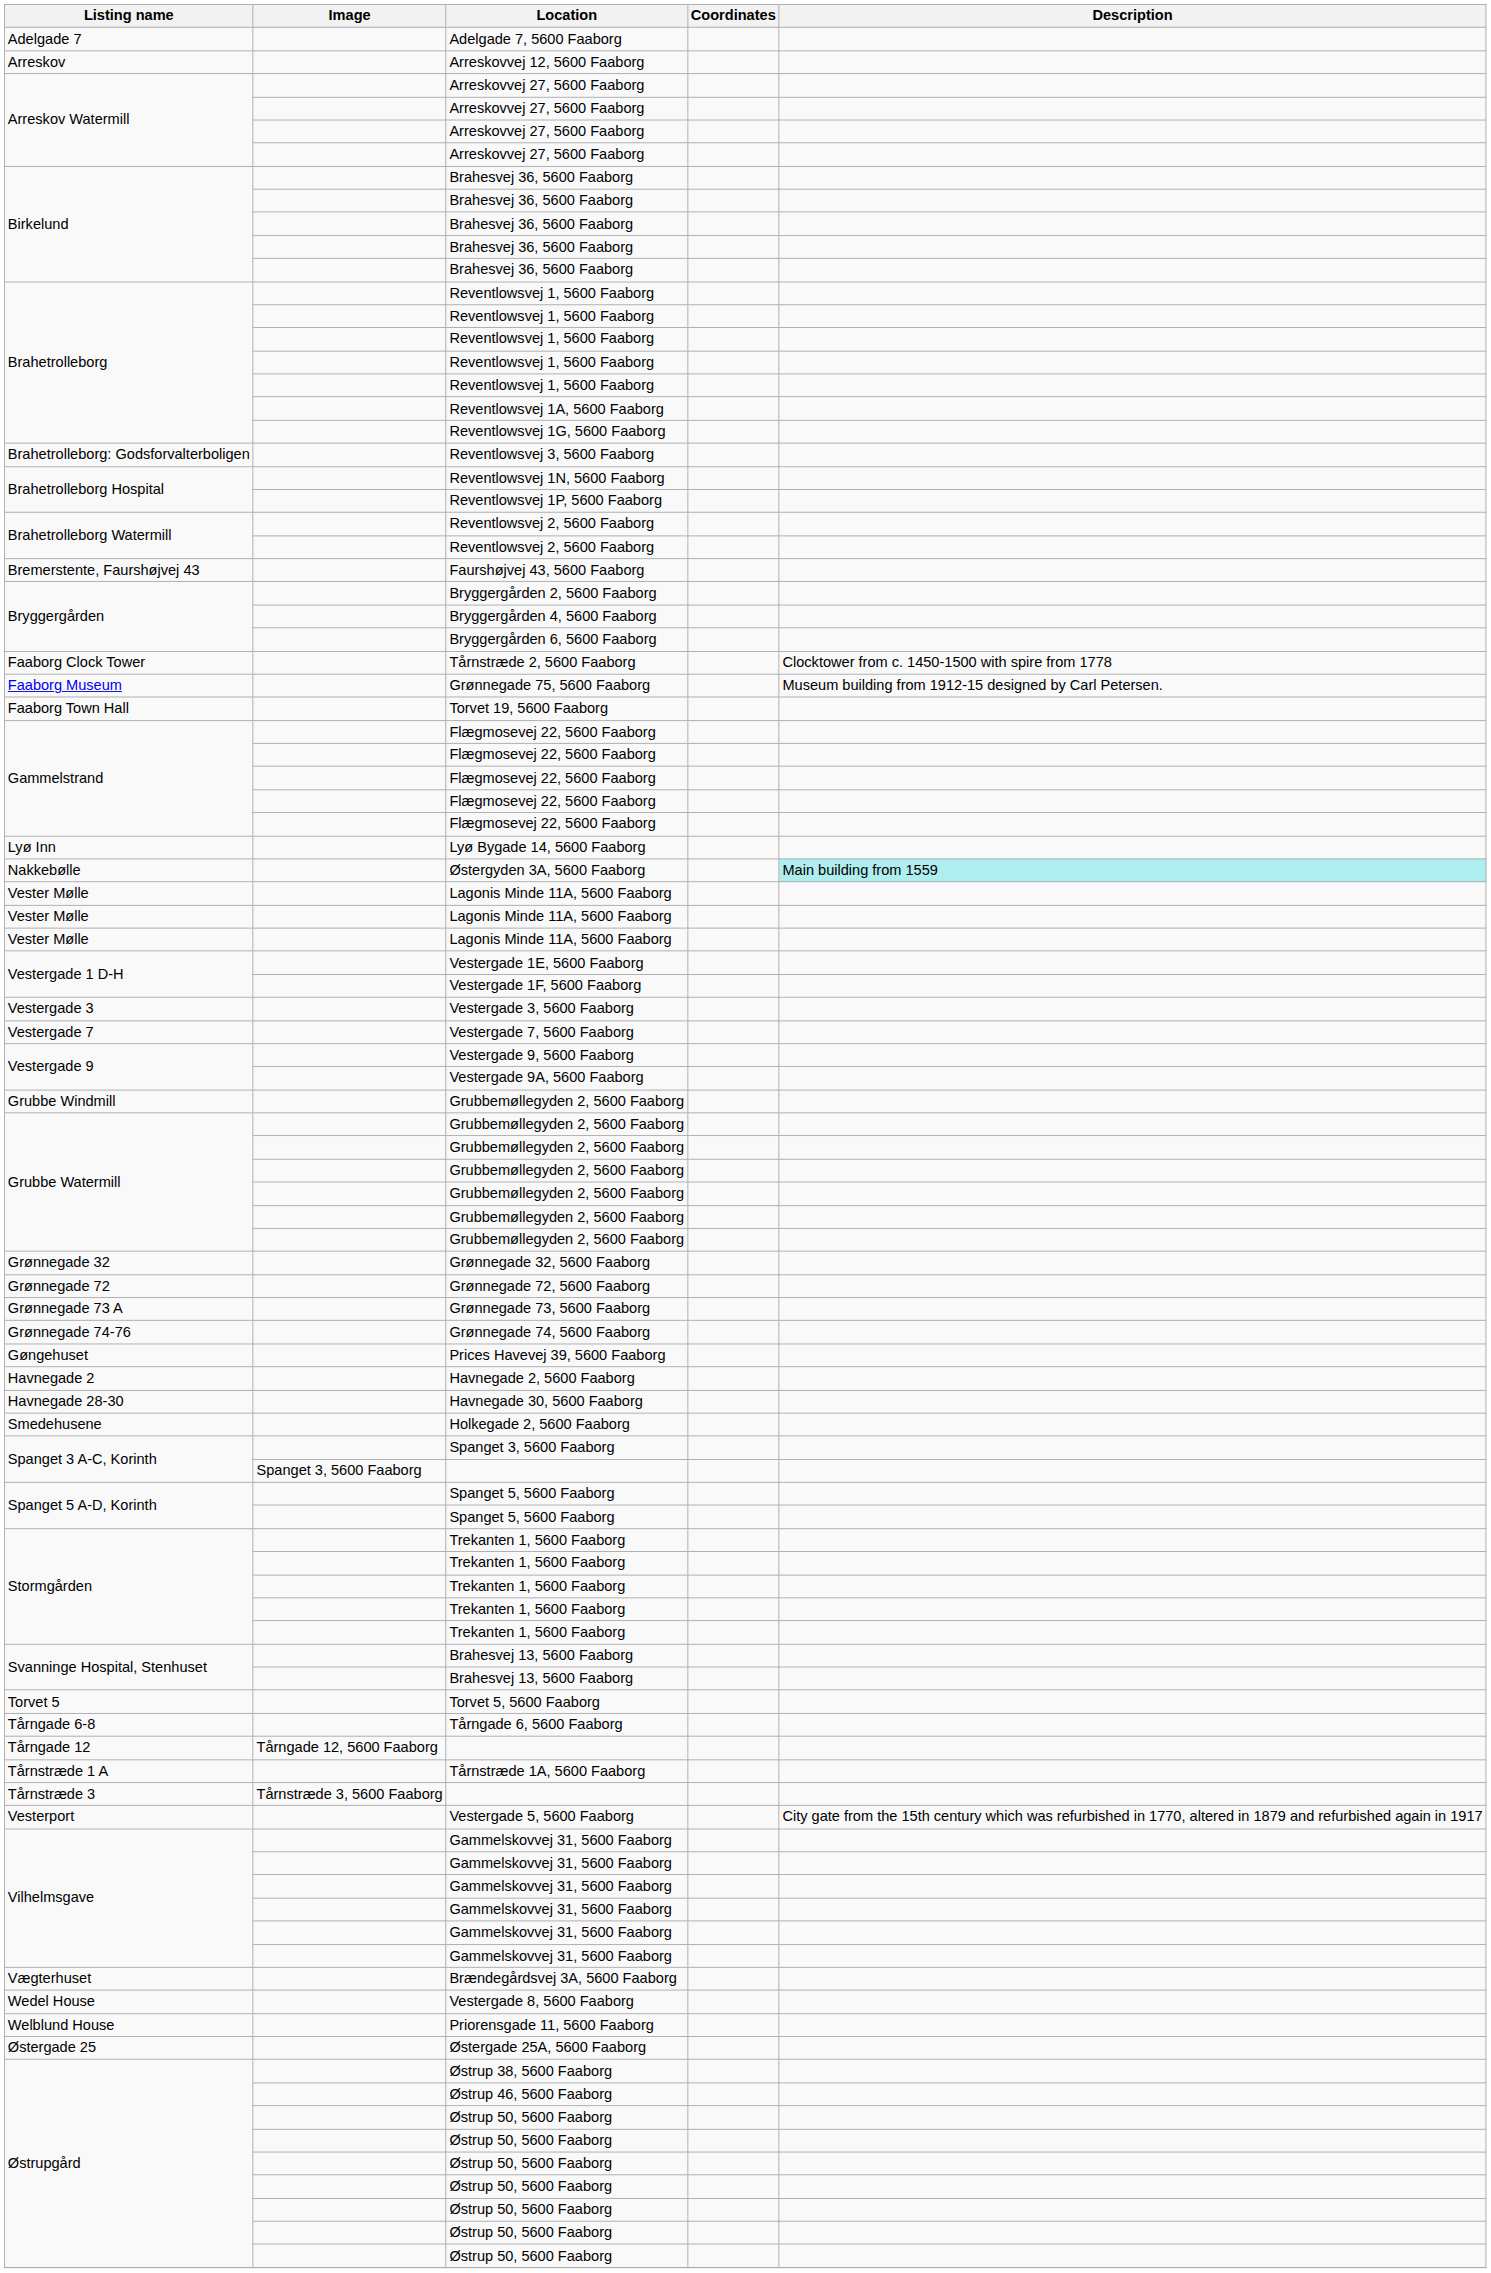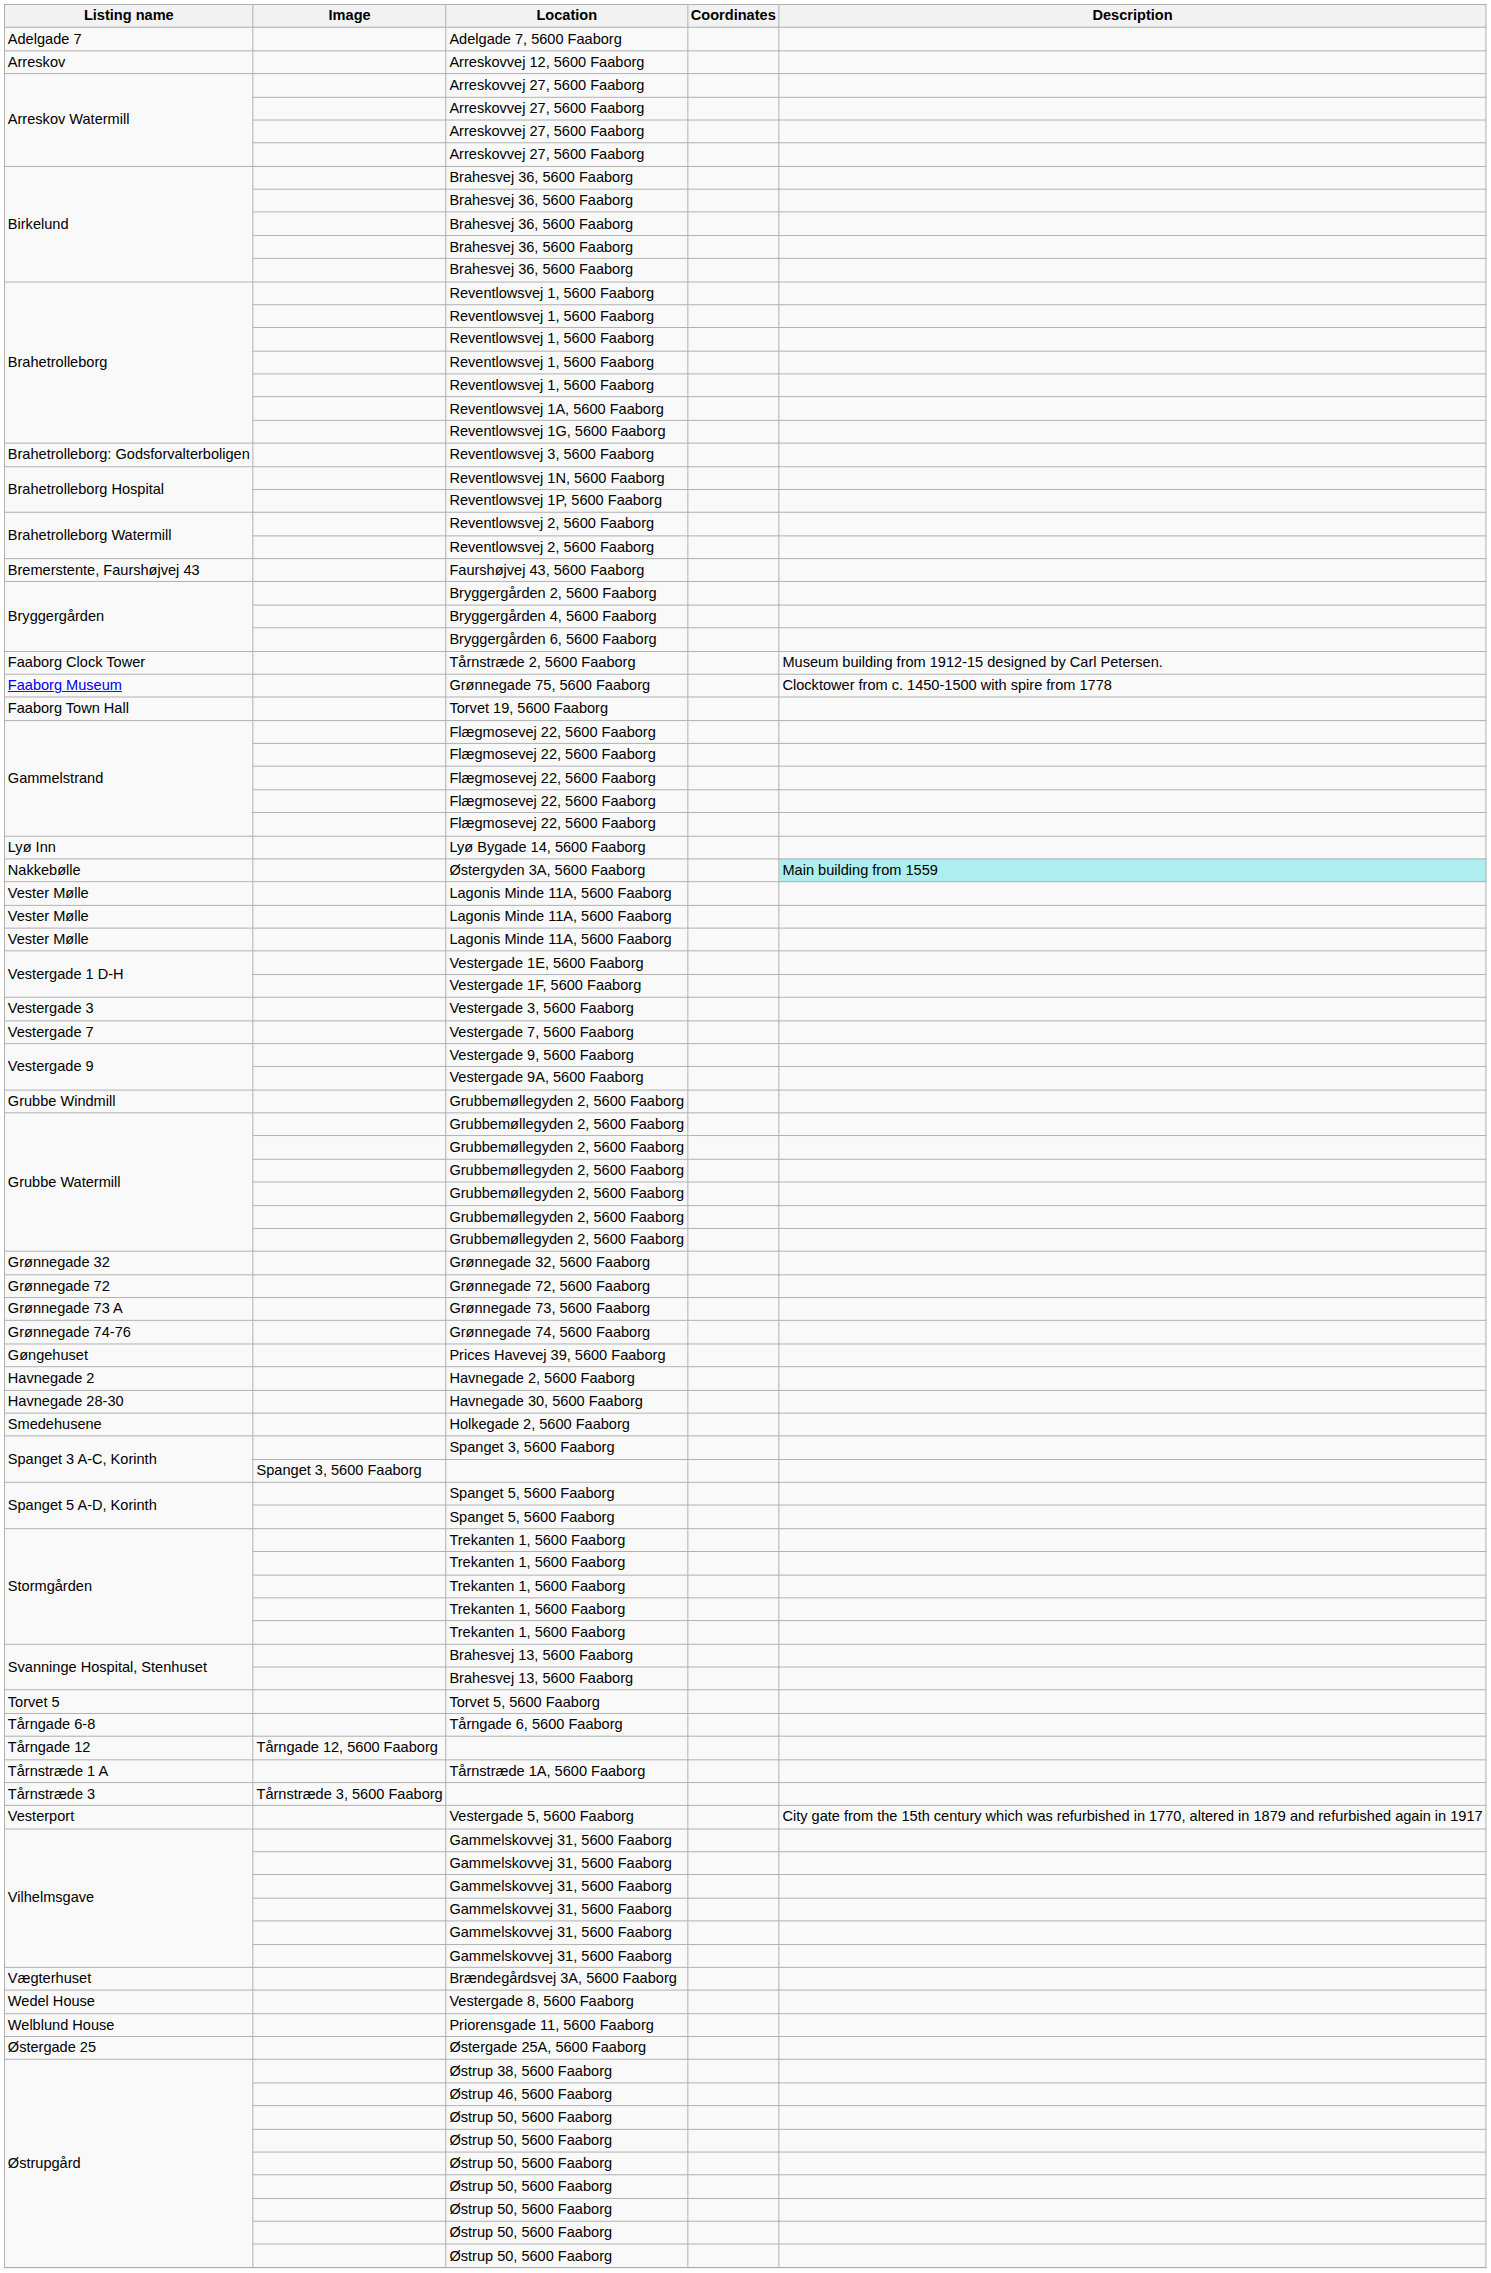(947, 662) Clocktower from c. 1450-1500 with spire from 1778 -> (973, 662) Museum building from 1912-15 designed by Carl Petersen.
(973, 685) Museum building from 1912-15 designed by Carl Petersen. -> (947, 685) Clocktower from c. 1450-1500 with spire from 1778
